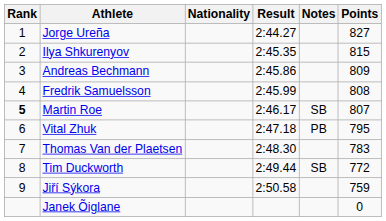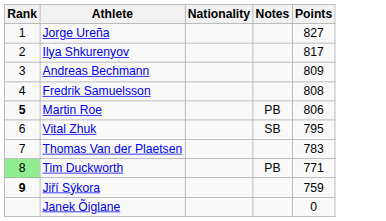- column: (276, 14)
(360, 52) 815 -> (314, 52) 817
(319, 110) SB -> (272, 110) PB
(360, 110) 807 -> (314, 110) 806
(319, 129) PB -> (272, 129) SB
(22, 168) no background -> (22, 168) lightgreen background
(319, 168) SB -> (272, 168) PB
(360, 168) 772 -> (314, 168) 771
(22, 187) normal -> (22, 187) bold
